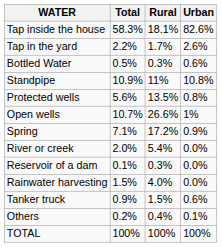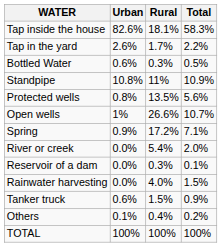columns swapped: (199, 13) <-> (128, 13)
